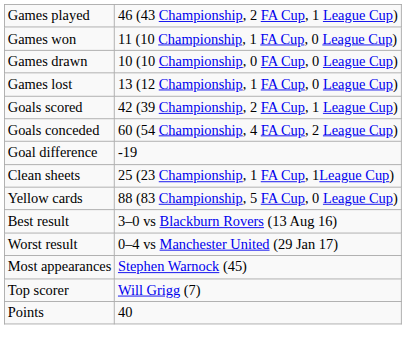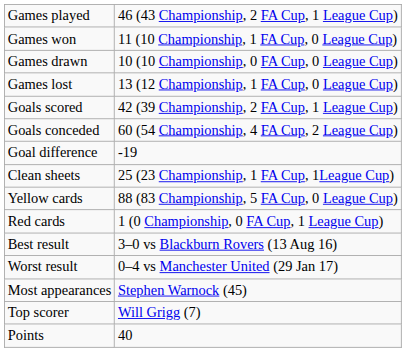+ row: (36, 221)
